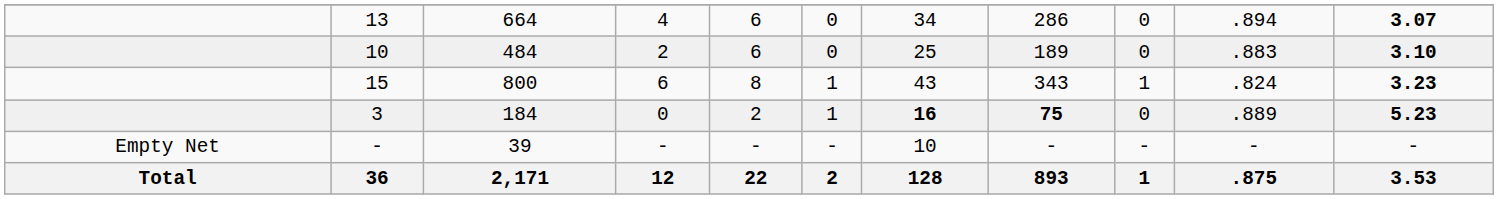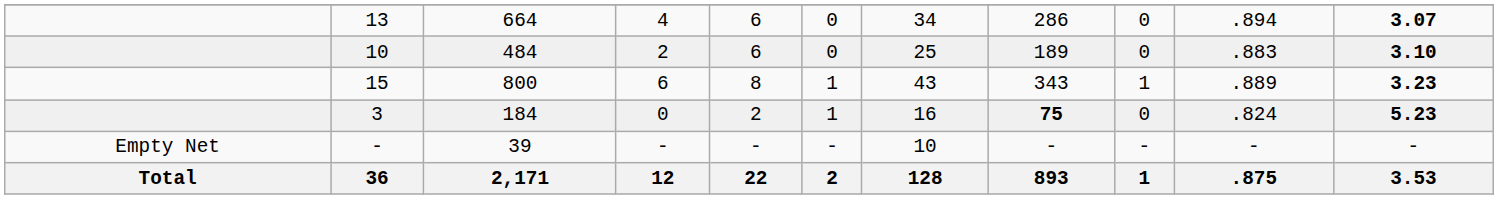(1254, 84) .824 -> (1254, 84) .889
(925, 115) bold -> (925, 115) normal
(1254, 115) .889 -> (1254, 115) .824
